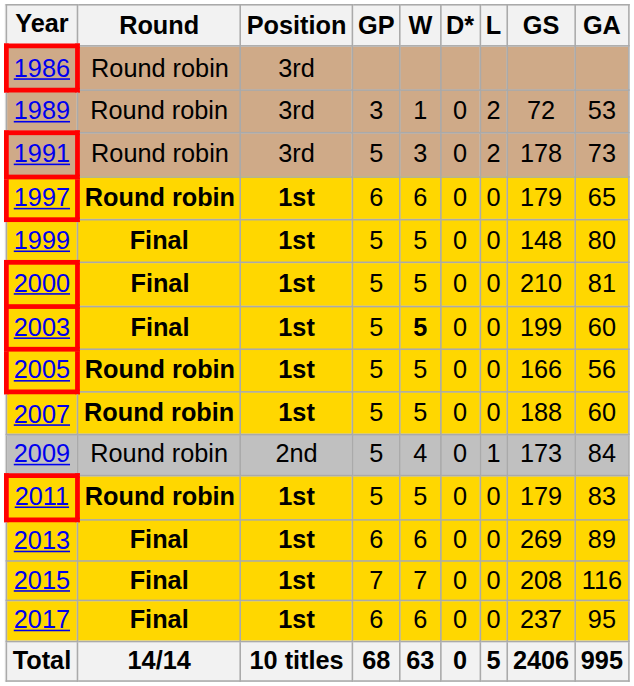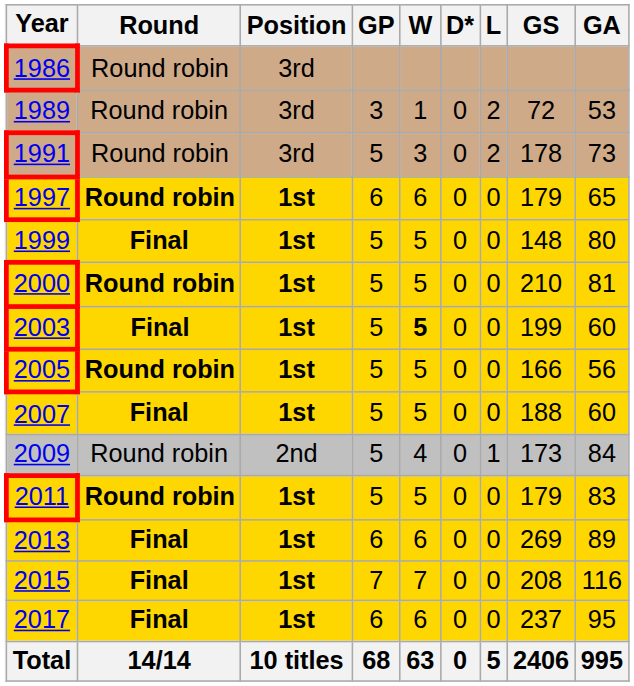(160, 284) Final -> (160, 284) Round robin
(159, 413) Round robin -> (159, 413) Final
